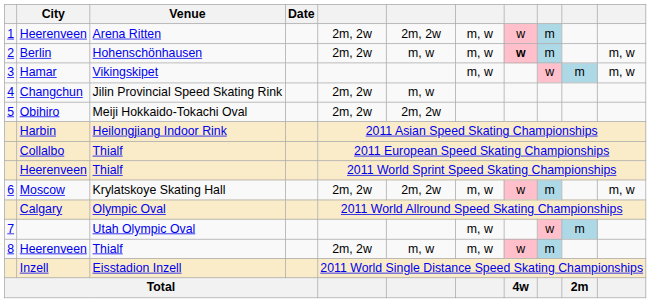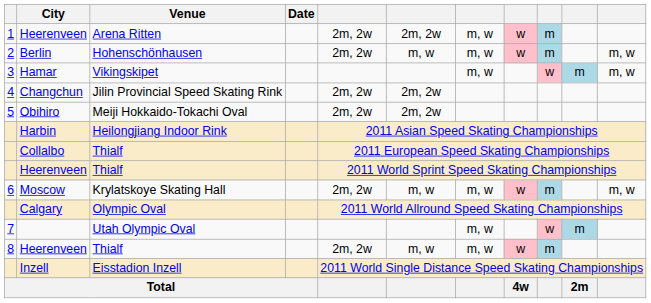(521, 53) bold -> (521, 53) normal
(421, 92) m, w -> (421, 92) 2m, 2w
(421, 190) 2m, 2w -> (421, 190) m, w
